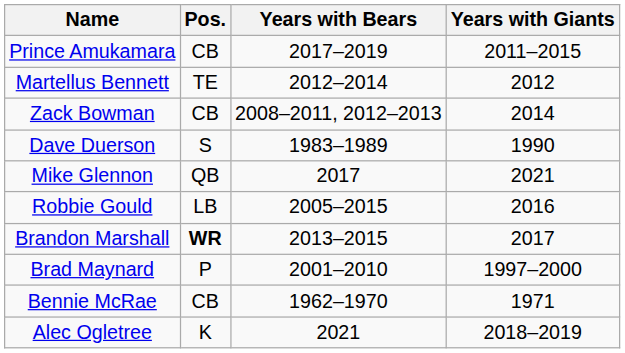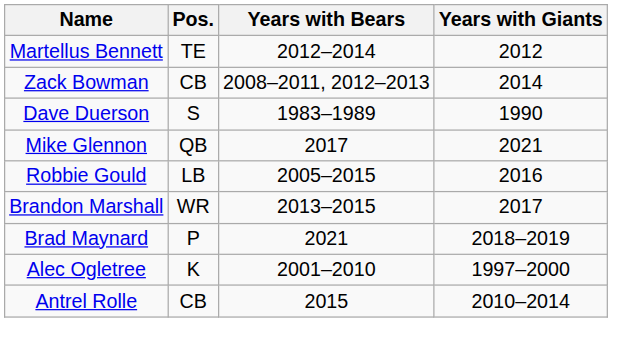- row: (92, 51)
(205, 238) bold -> (193, 207) normal
(338, 269) 2001–2010 -> (326, 238) 2021
(533, 269) 1997–2000 -> (521, 238) 2018–2019
- row: (92, 301)
(338, 332) 2021 -> (326, 269) 2001–2010
(533, 332) 2018–2019 -> (521, 269) 1997–2000
+ row: (86, 301)
